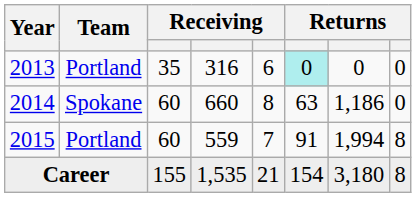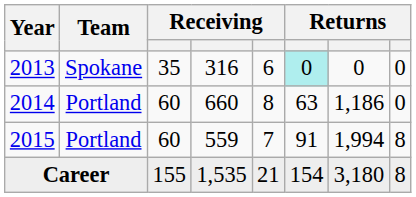(104, 68) Portland -> (104, 68) Spokane
(104, 103) Spokane -> (104, 103) Portland
